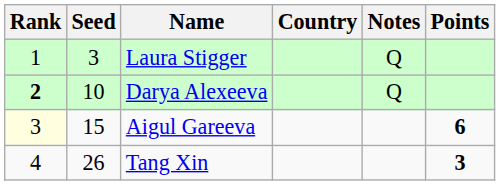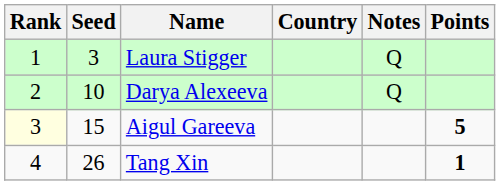(36, 92) bold -> (36, 92) normal
(460, 127) 6 -> (460, 127) 5
(460, 162) 3 -> (460, 162) 1
